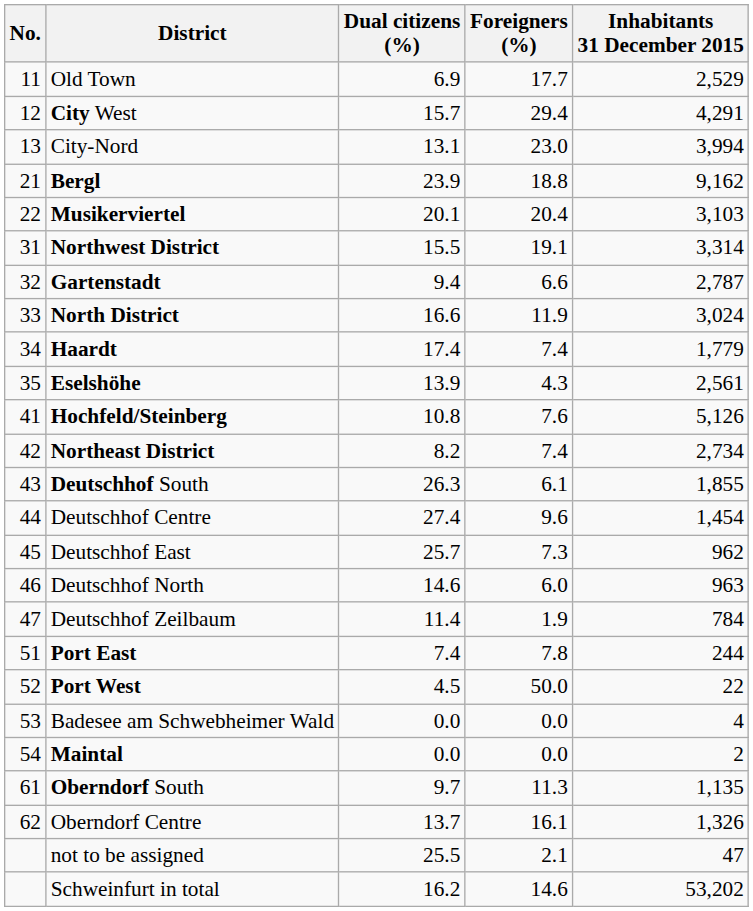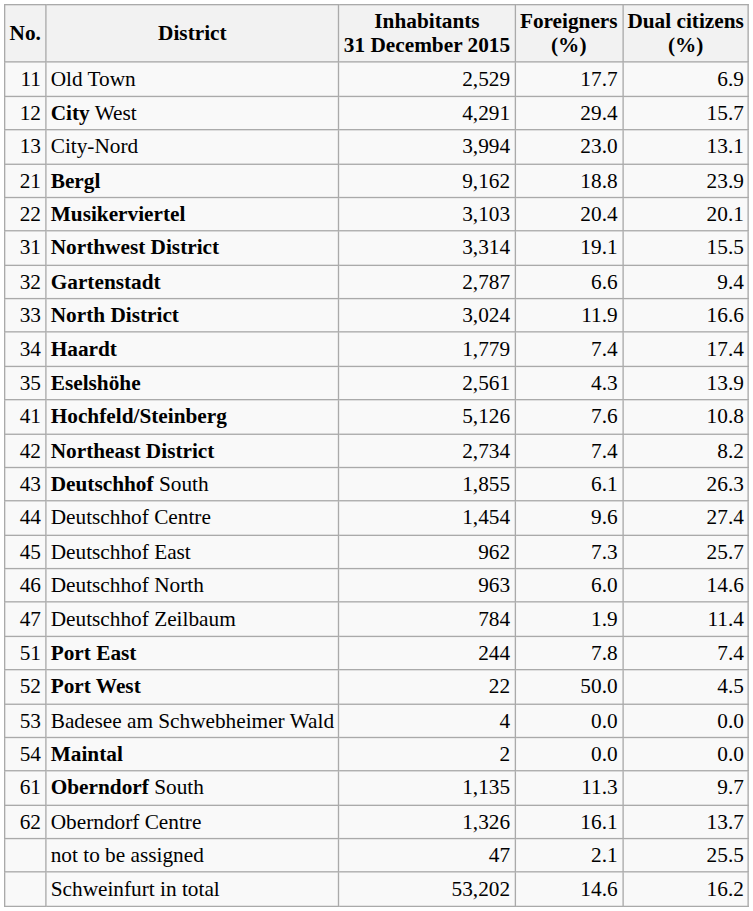columns swapped: (661, 33) <-> (402, 33)
